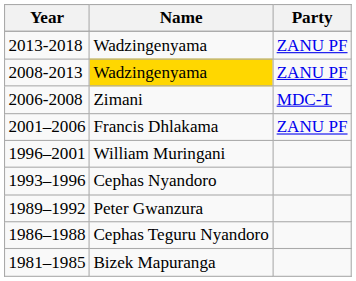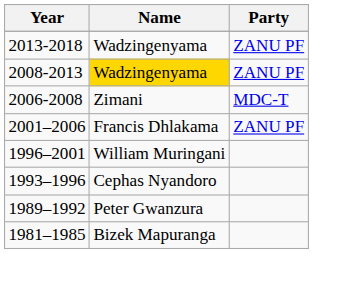- row: (47, 235)
